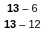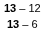rows swapped: (22, 9) <-> (22, 24)
